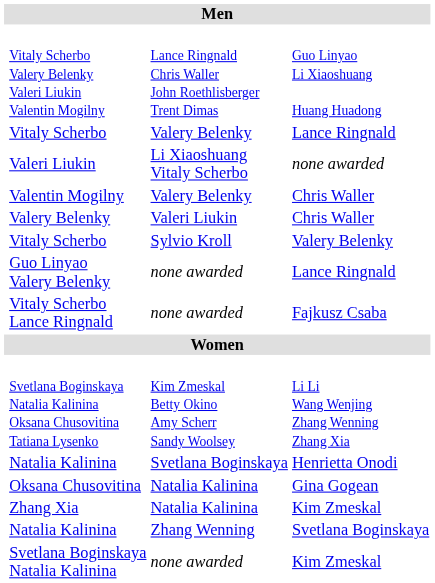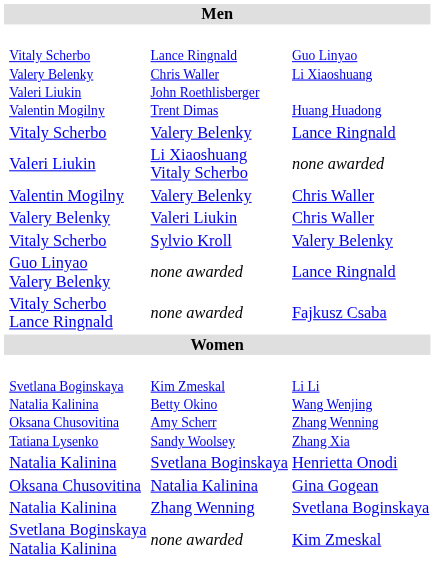- row: (44, 507)
